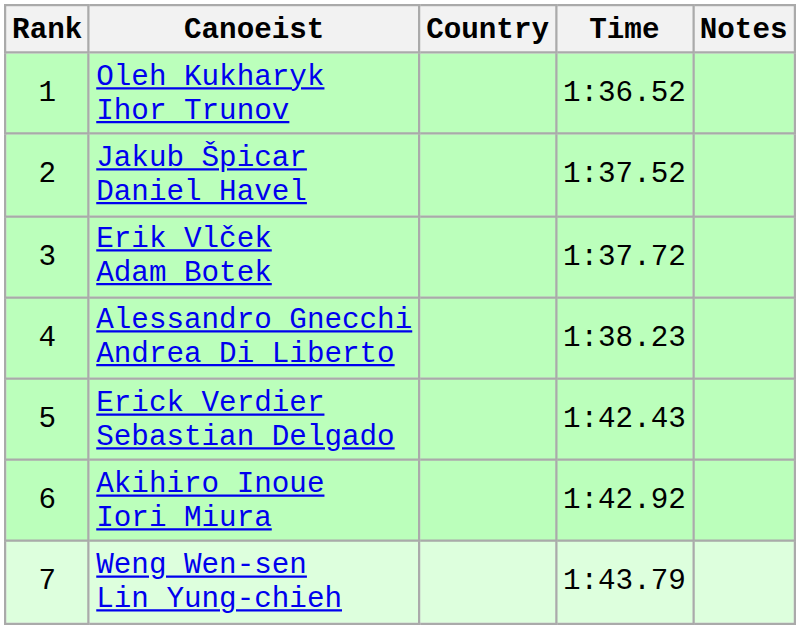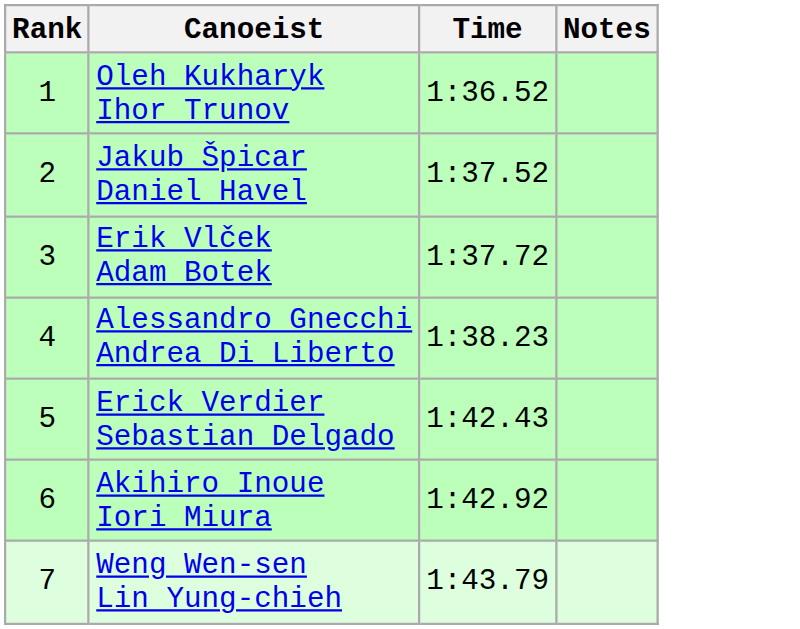- column: (488, 29)
